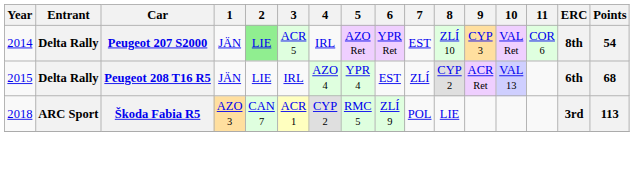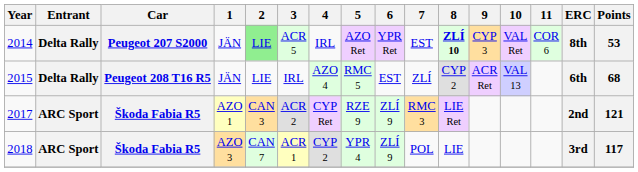(450, 43) normal -> (454, 43) bold
(610, 43) 54 -> (614, 43) 53
(358, 78) YPR 4 -> (358, 78) RMC 5
+ row: (20, 114)
(358, 114) RMC 5 -> (358, 149) YPR 4
(610, 114) 113 -> (614, 149) 117
